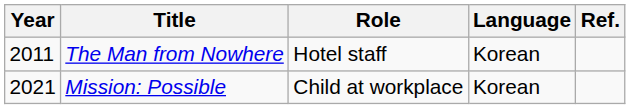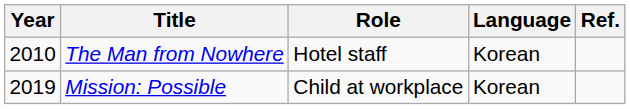(32, 53) 2011 -> (33, 53) 2010
(33, 86) 2021 -> (33, 86) 2019
